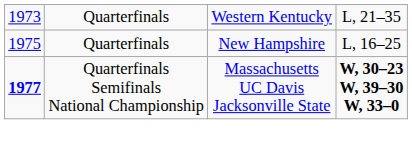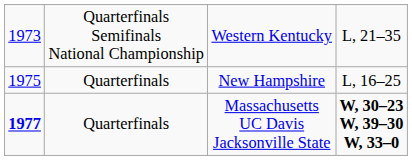(126, 17) Quarterfinals -> (126, 35) Quarterfinals Semifinals National Championship
(126, 87) Quarterfinals Semifinals National Championship -> (126, 124) Quarterfinals
